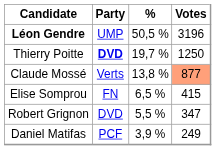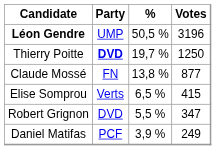(110, 74) Verts -> (110, 74) FN
(191, 74) lightsalmon background -> (191, 74) no background
(110, 94) FN -> (110, 94) Verts
